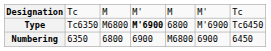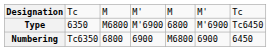(83, 25) Tc6350 -> (78, 25) 6350
(148, 25) bold -> (148, 25) normal
(78, 39) 6350 -> (83, 39) Tc6350
